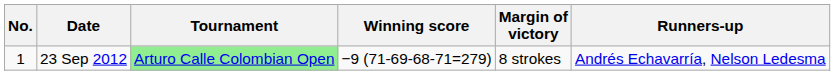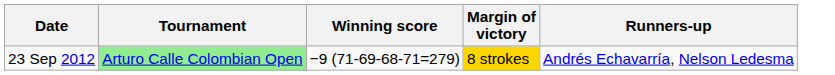- column: (20, 25)
(530, 58) no background -> (498, 58) gold background
